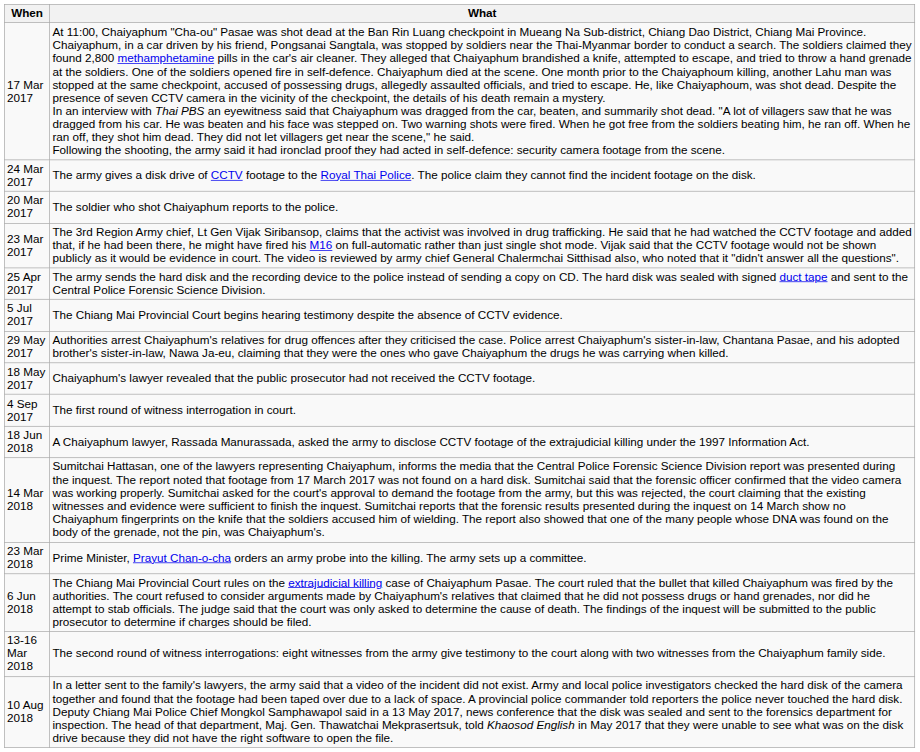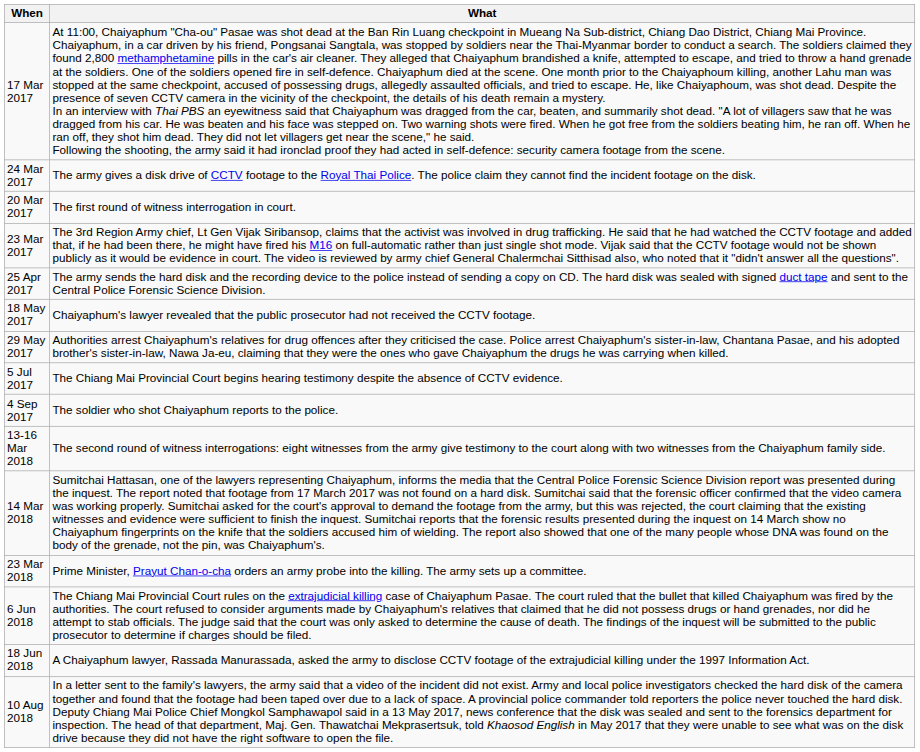(195, 207) The soldier who shot Chaiyaphum reports to the police. -> (174, 207) The first round of witness interrogation in court.
rows swapped: (26, 378) <-> (20, 315)
(174, 410) The first round of witness interrogation in court. -> (195, 410) The soldier who shot Chaiyaphum reports to the police.
rows swapped: (22, 654) <-> (25, 442)
